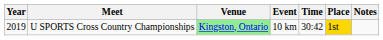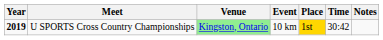columns swapped: (338, 12) <-> (312, 12)
(16, 27) normal -> (16, 27) bold
